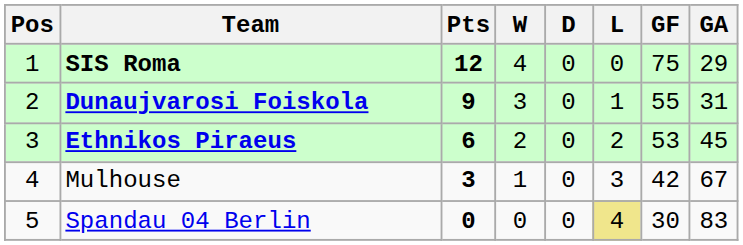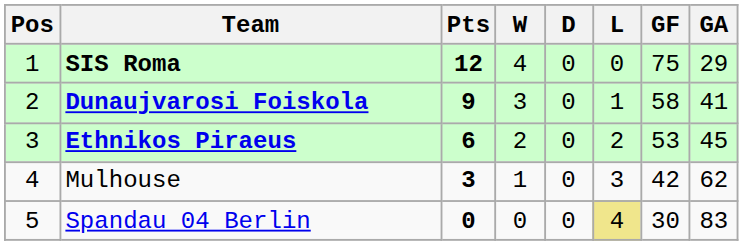(665, 103) 55 -> (665, 103) 58
(714, 103) 31 -> (714, 103) 41
(714, 181) 67 -> (714, 181) 62
